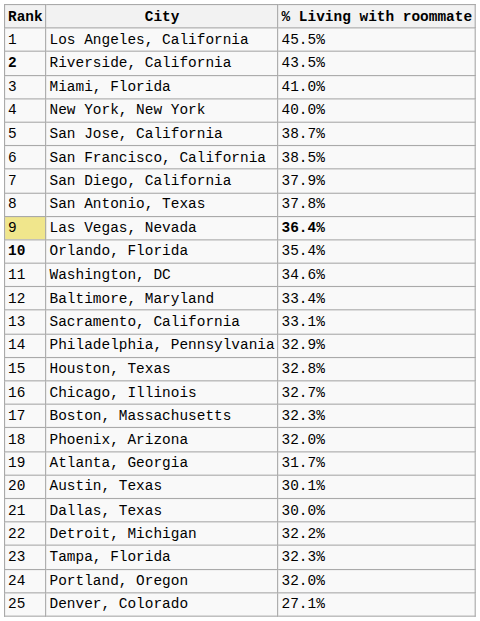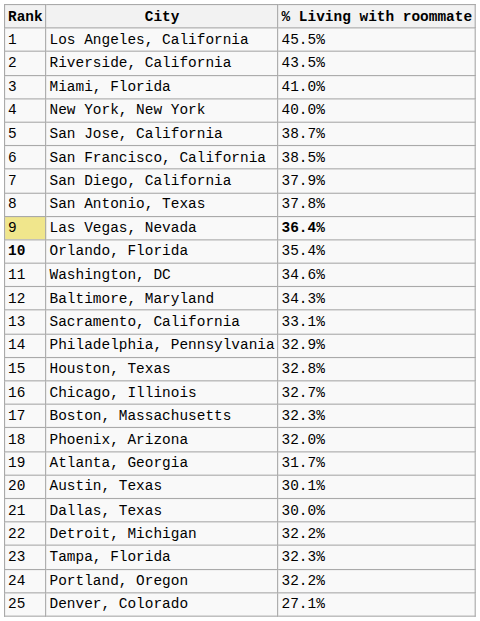(12, 63) bold -> (12, 63) normal
(303, 299) 33.4% -> (303, 299) 34.3%
(303, 581) 32.0% -> (303, 581) 32.2%
